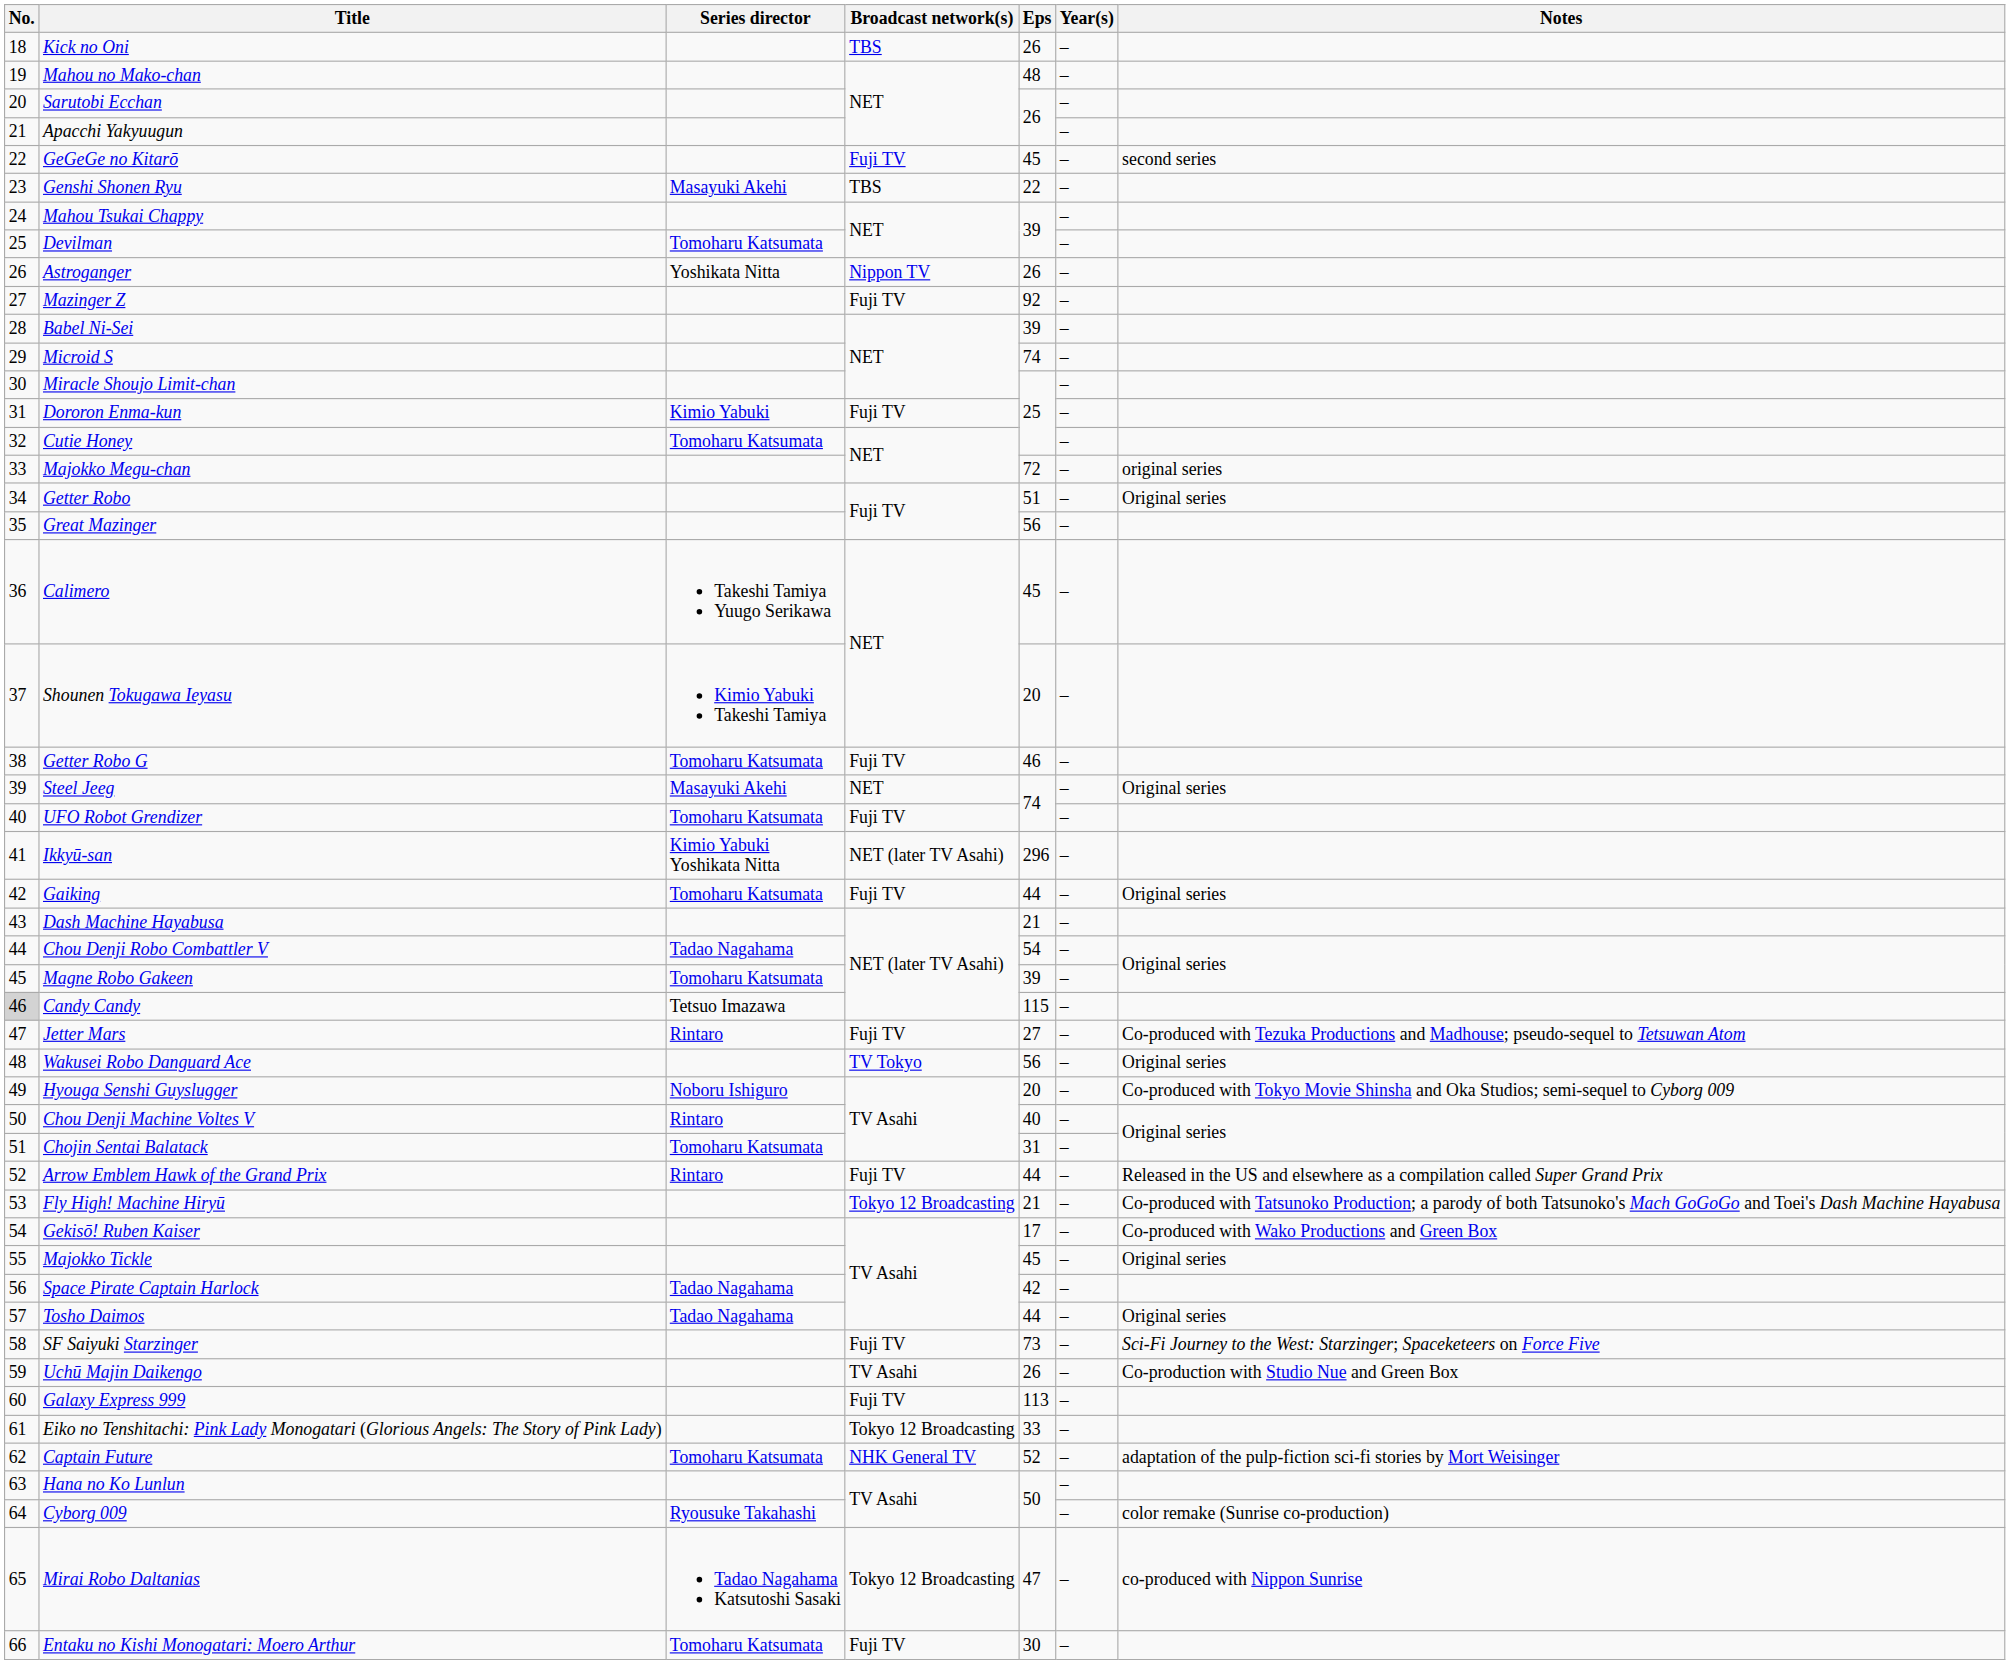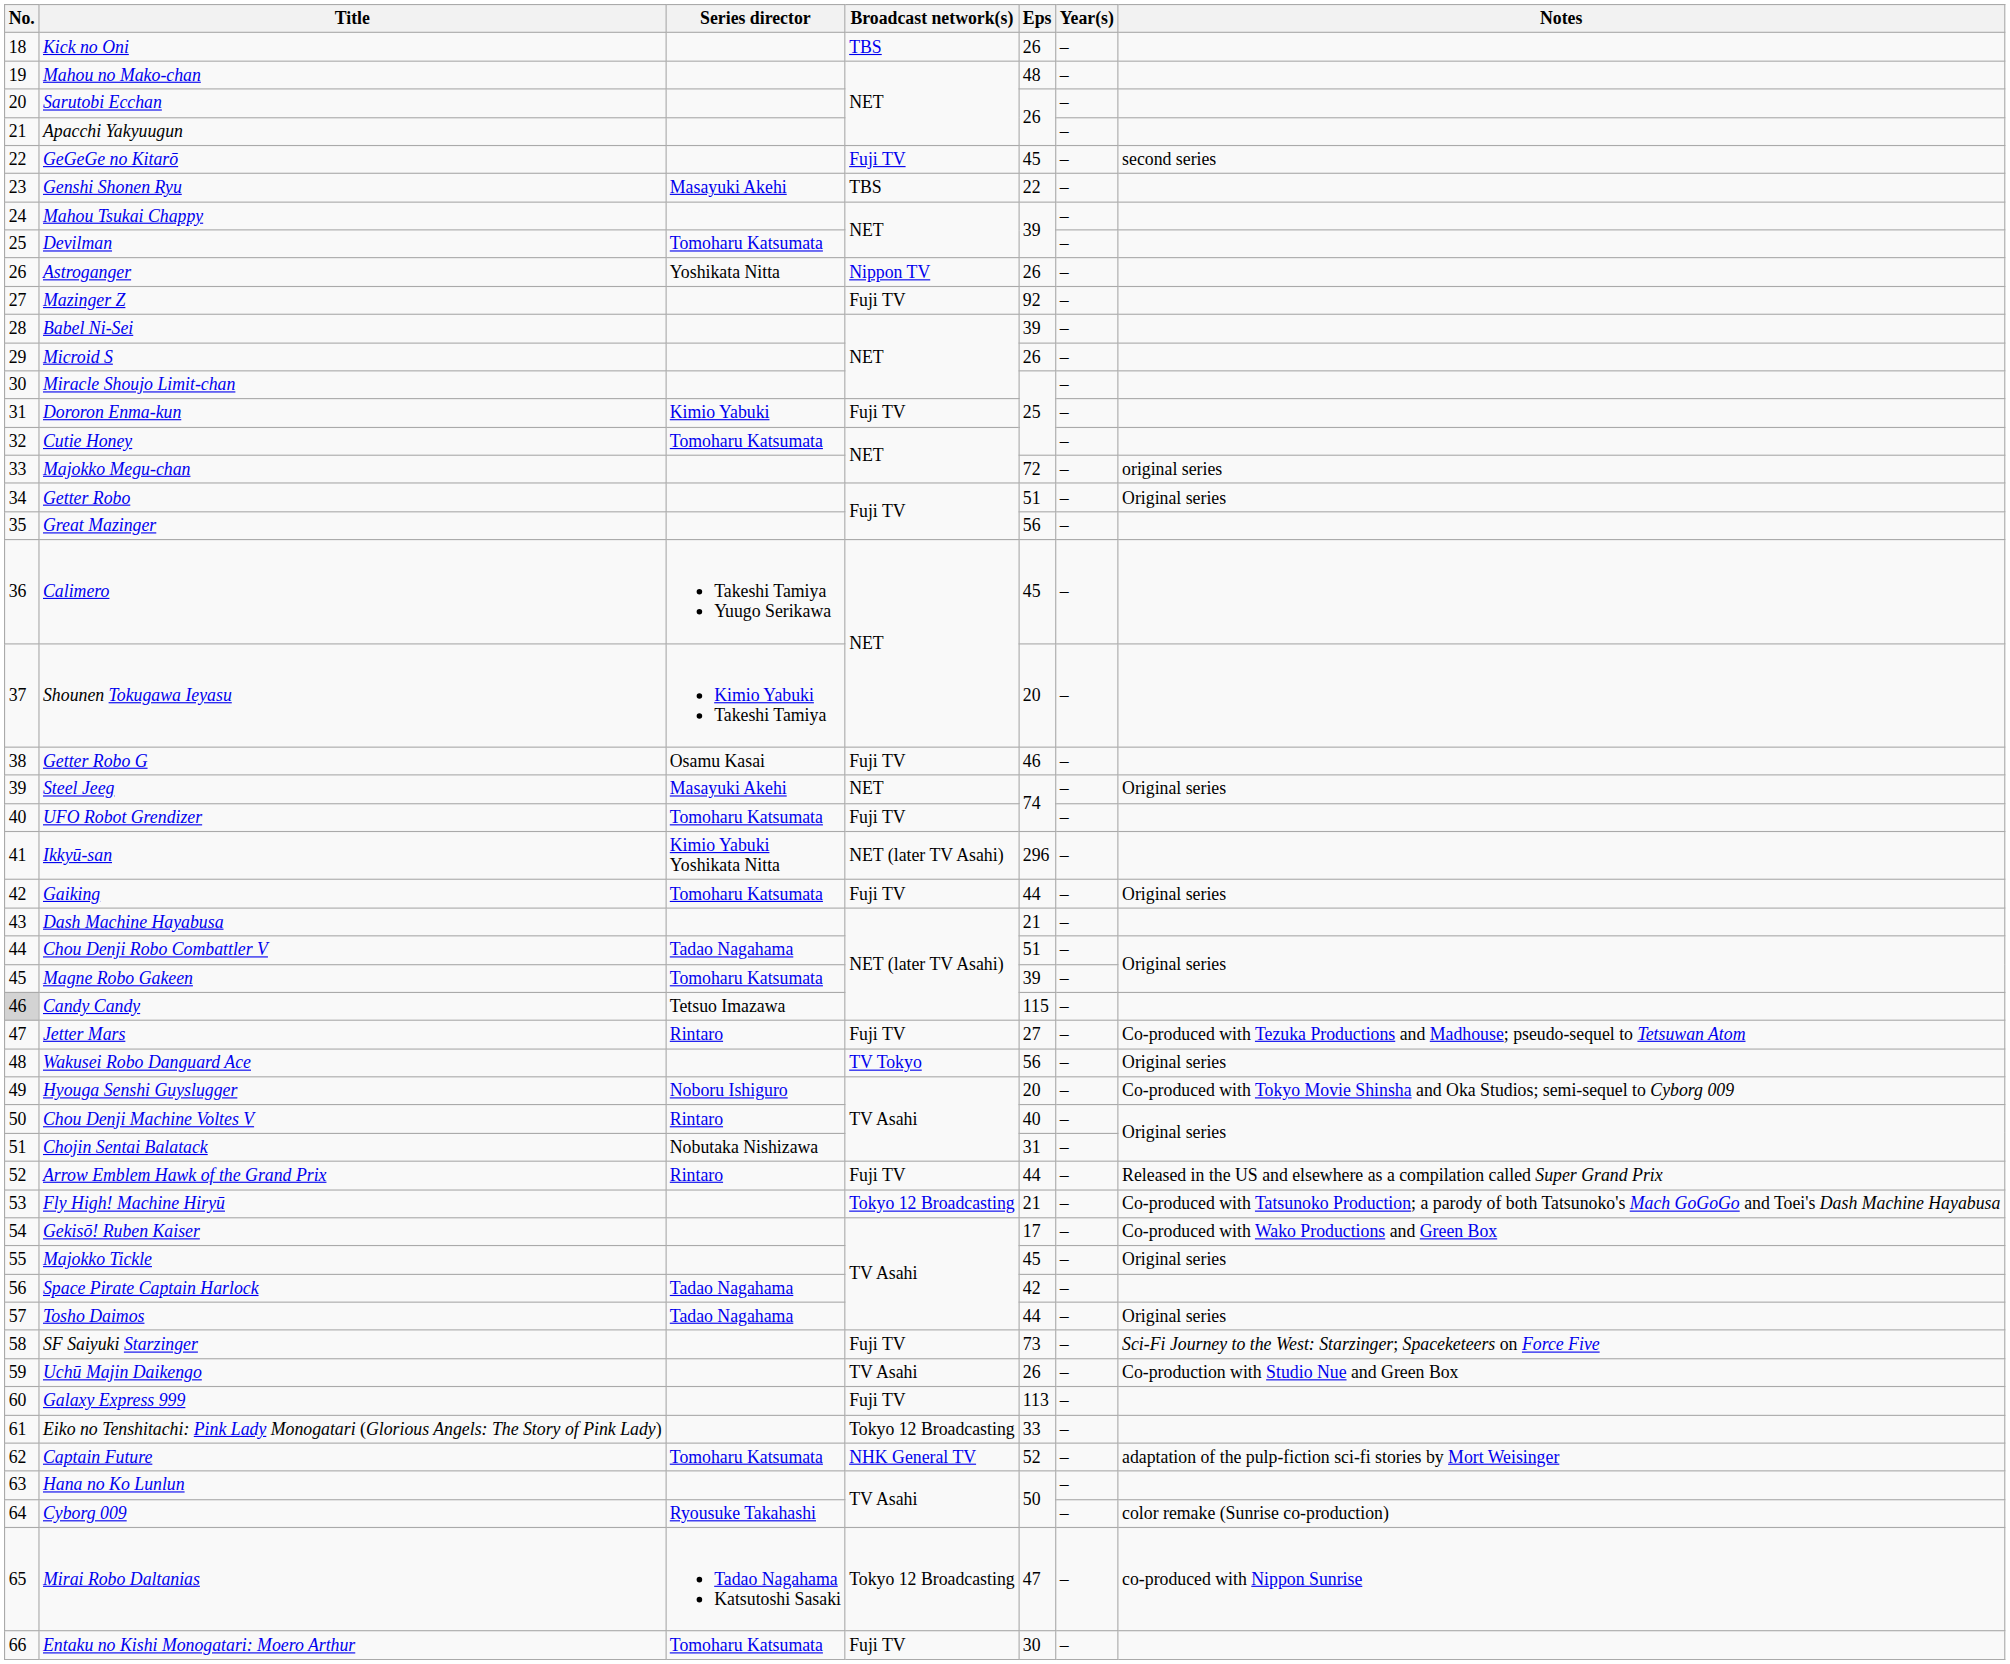(1032, 356) 74 -> (1032, 356) 26
(746, 761) Tomoharu Katsumata -> (717, 761) Osamu Kasai
(1032, 950) 54 -> (1032, 950) 51
(746, 1147) Tomoharu Katsumata -> (744, 1147) Nobutaka Nishizawa
